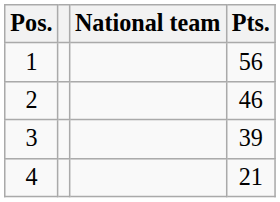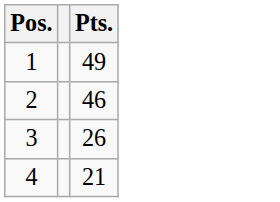- column: (148, 23)
(251, 61) 56 -> (94, 61) 49
(251, 138) 39 -> (94, 138) 26
